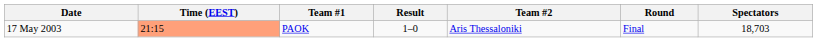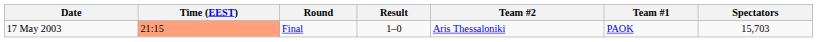columns swapped: (327, 12) <-> (659, 12)
(755, 28) 18,703 -> (755, 28) 15,703
